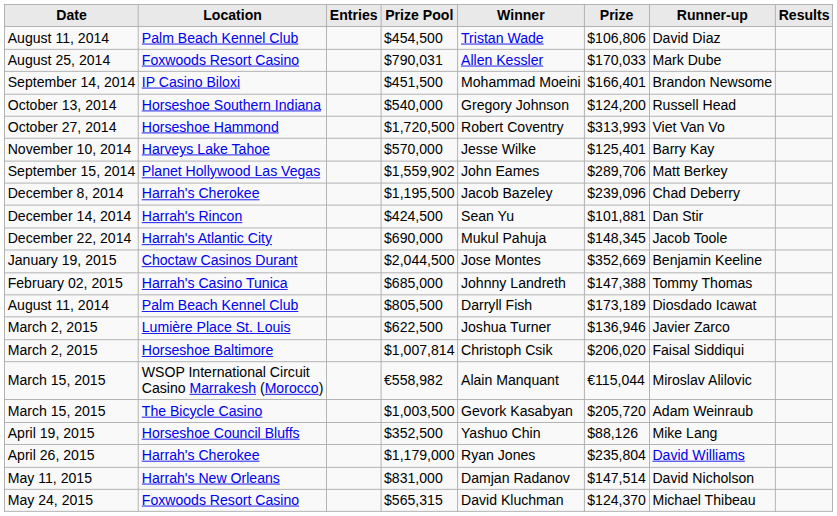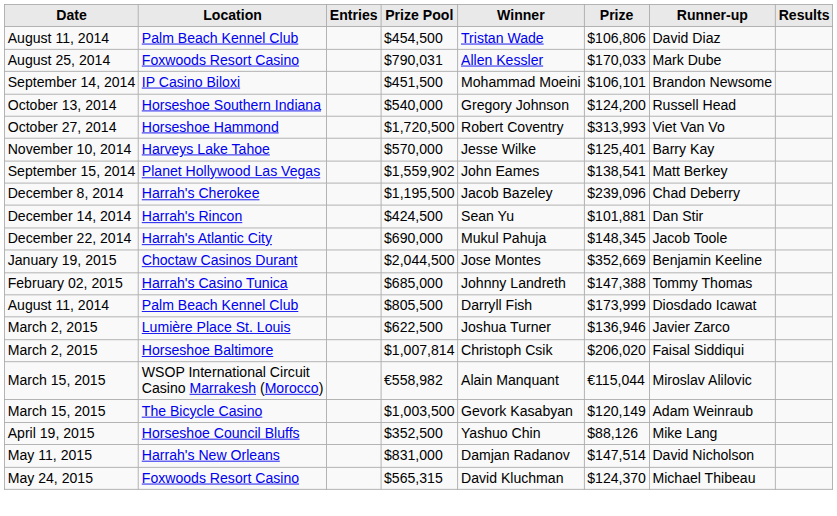(617, 82) $166,401 -> (617, 82) $106,101
(617, 171) $289,706 -> (617, 171) $138,541
(617, 305) $173,189 -> (617, 305) $173,999
(617, 411) $205,720 -> (617, 411) $120,149
- row: (419, 455)
